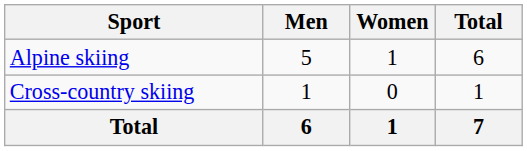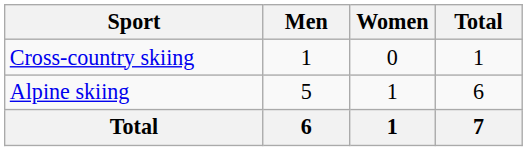rows swapped: (70, 57) <-> (102, 92)
